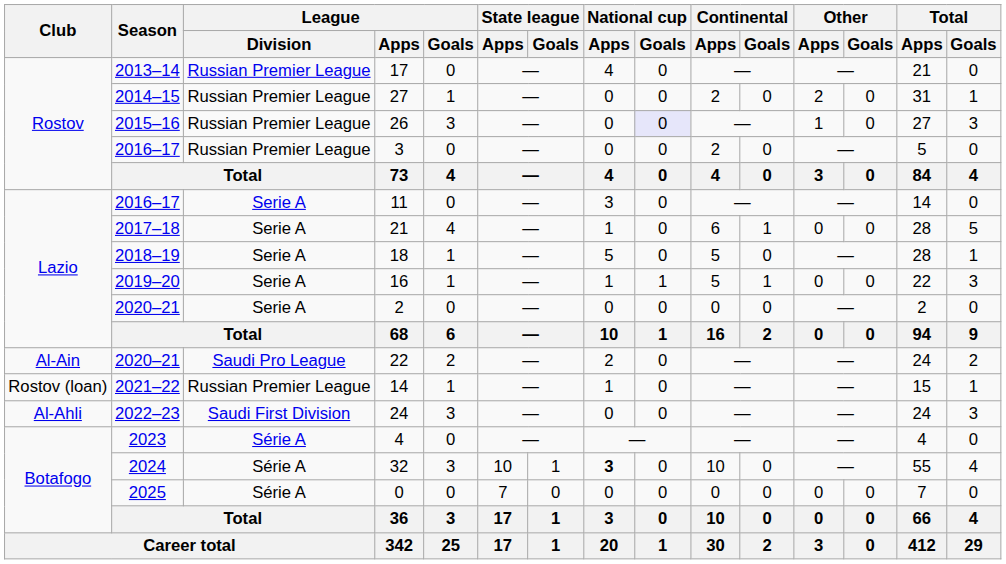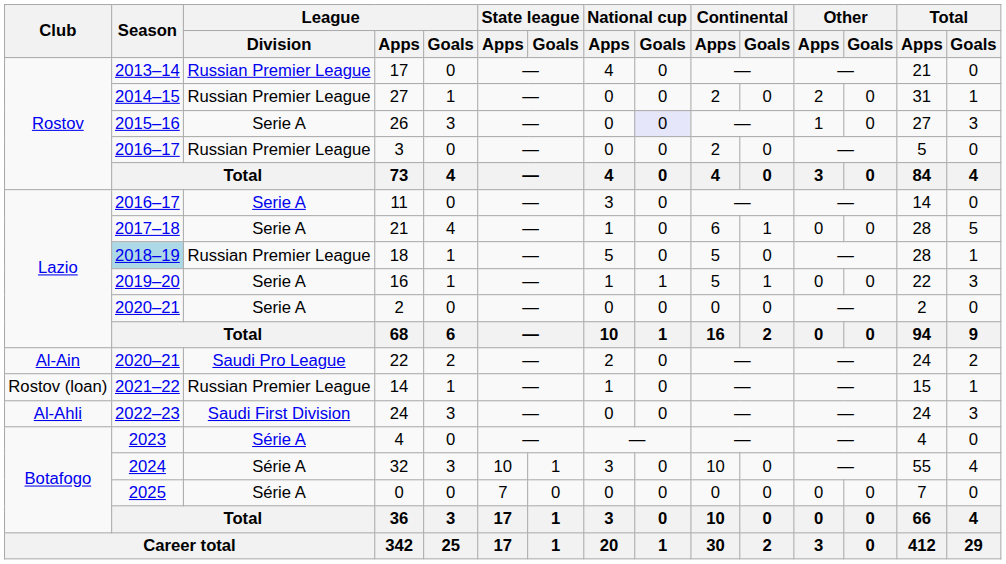(279, 123) Russian Premier League -> (279, 123) Serie A
(147, 255) no background -> (147, 255) lightblue background
(279, 255) Serie A -> (279, 255) Russian Premier League
(609, 466) bold -> (609, 466) normal
